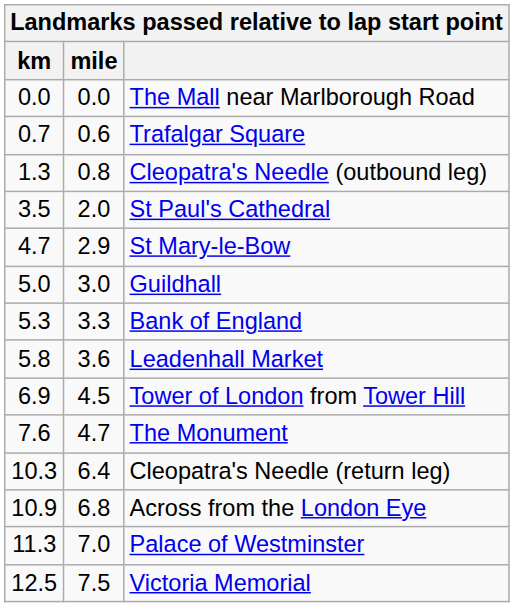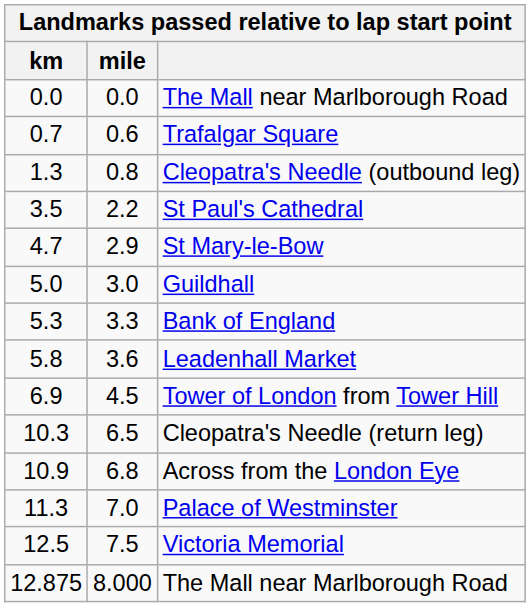(94, 209) 2.0 -> (122, 209) 2.2
- row: (34, 433)
(94, 470) 6.4 -> (122, 433) 6.5
+ row: (46, 582)
